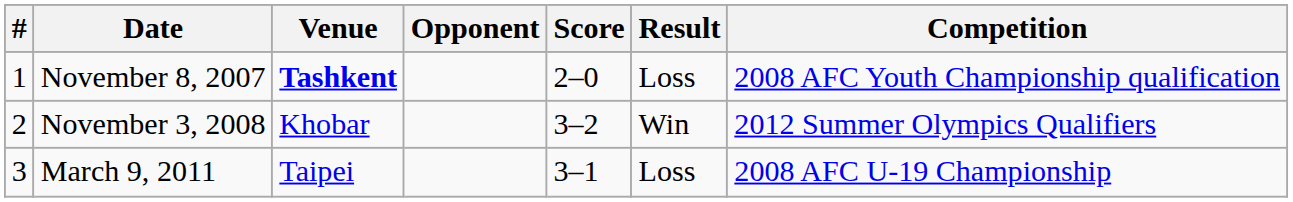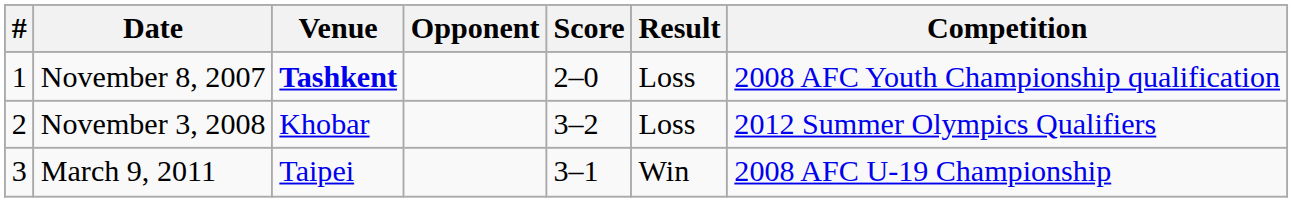(664, 123) Win -> (667, 123) Loss
(667, 171) Loss -> (664, 171) Win
